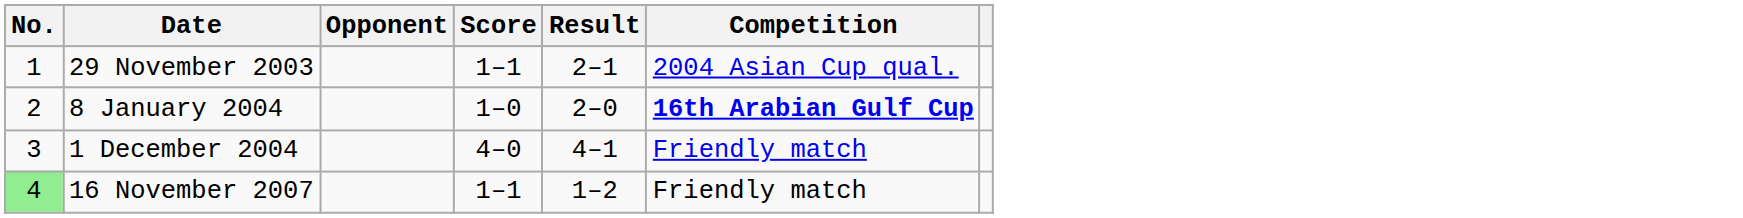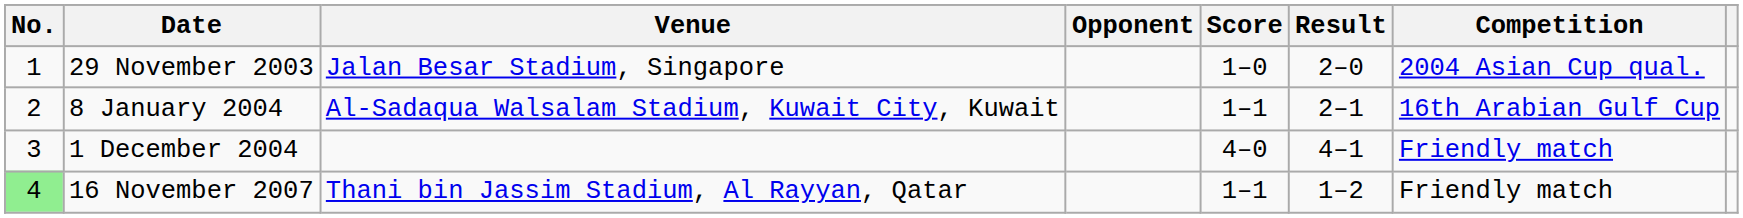+ column: (693, 26)
(499, 67) 1–1 -> (1245, 67) 1–0
(595, 67) 2–1 -> (1341, 67) 2–0
(499, 109) 1–0 -> (1245, 109) 1–1
(595, 109) 2–0 -> (1341, 109) 2–1
(813, 109) bold -> (1559, 109) normal
